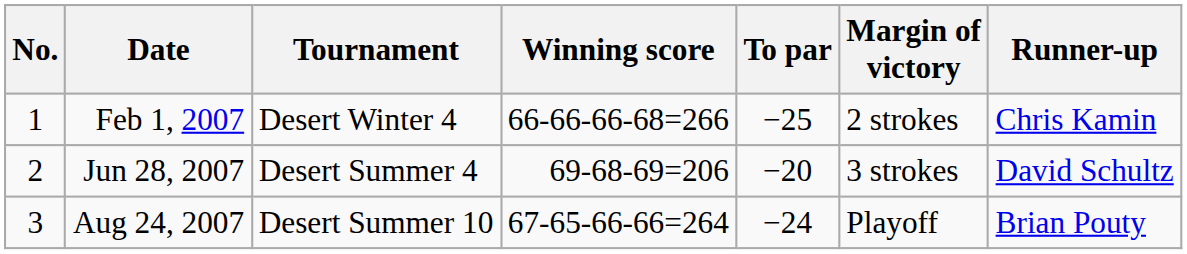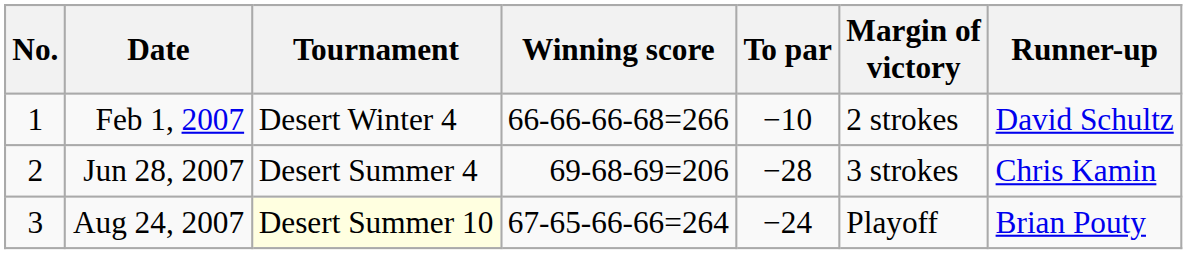(788, 119) −25 -> (788, 119) −10
(1076, 119) Chris Kamin -> (1085, 119) David Schultz
(788, 170) −20 -> (788, 170) −28
(1085, 170) David Schultz -> (1076, 170) Chris Kamin
(376, 222) no background -> (376, 222) lightyellow background
